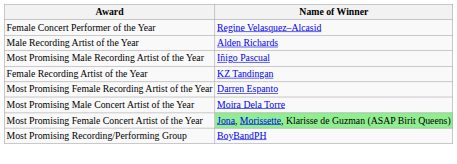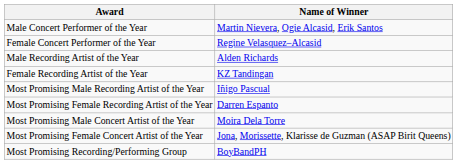+ row: (77, 27)
rows swapped: (77, 74) <-> (105, 58)
(334, 120) lightgreen background -> (334, 136) no background
